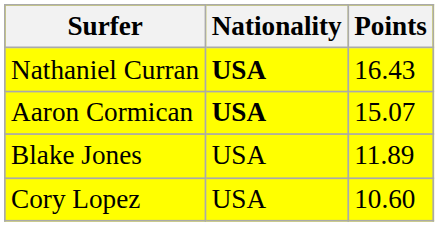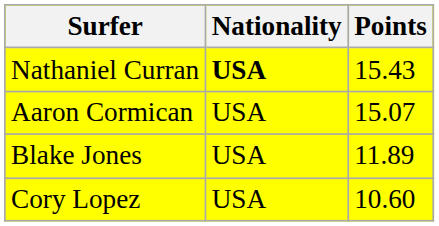(385, 69) 16.43 -> (385, 69) 15.43
(239, 112) bold -> (239, 112) normal
